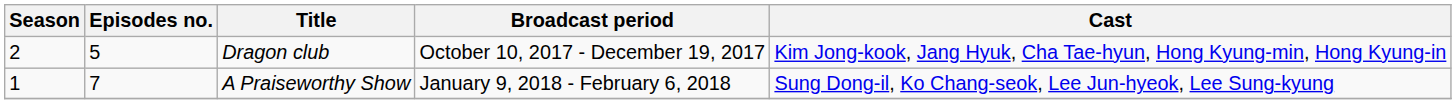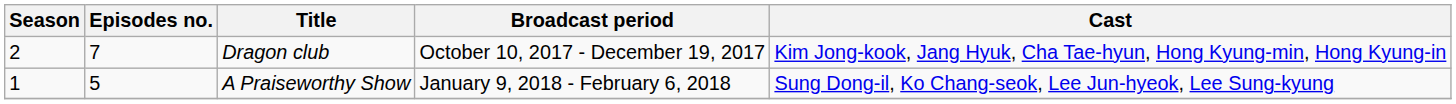(95, 52) 5 -> (95, 52) 7
(95, 84) 7 -> (95, 84) 5
